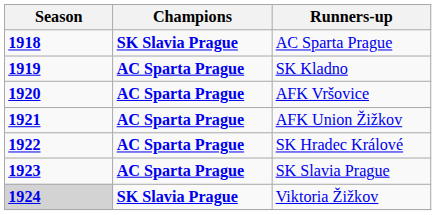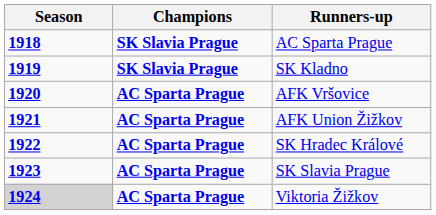(180, 68) AC Sparta Prague -> (177, 68) SK Slavia Prague
(177, 196) SK Slavia Prague -> (180, 196) AC Sparta Prague
